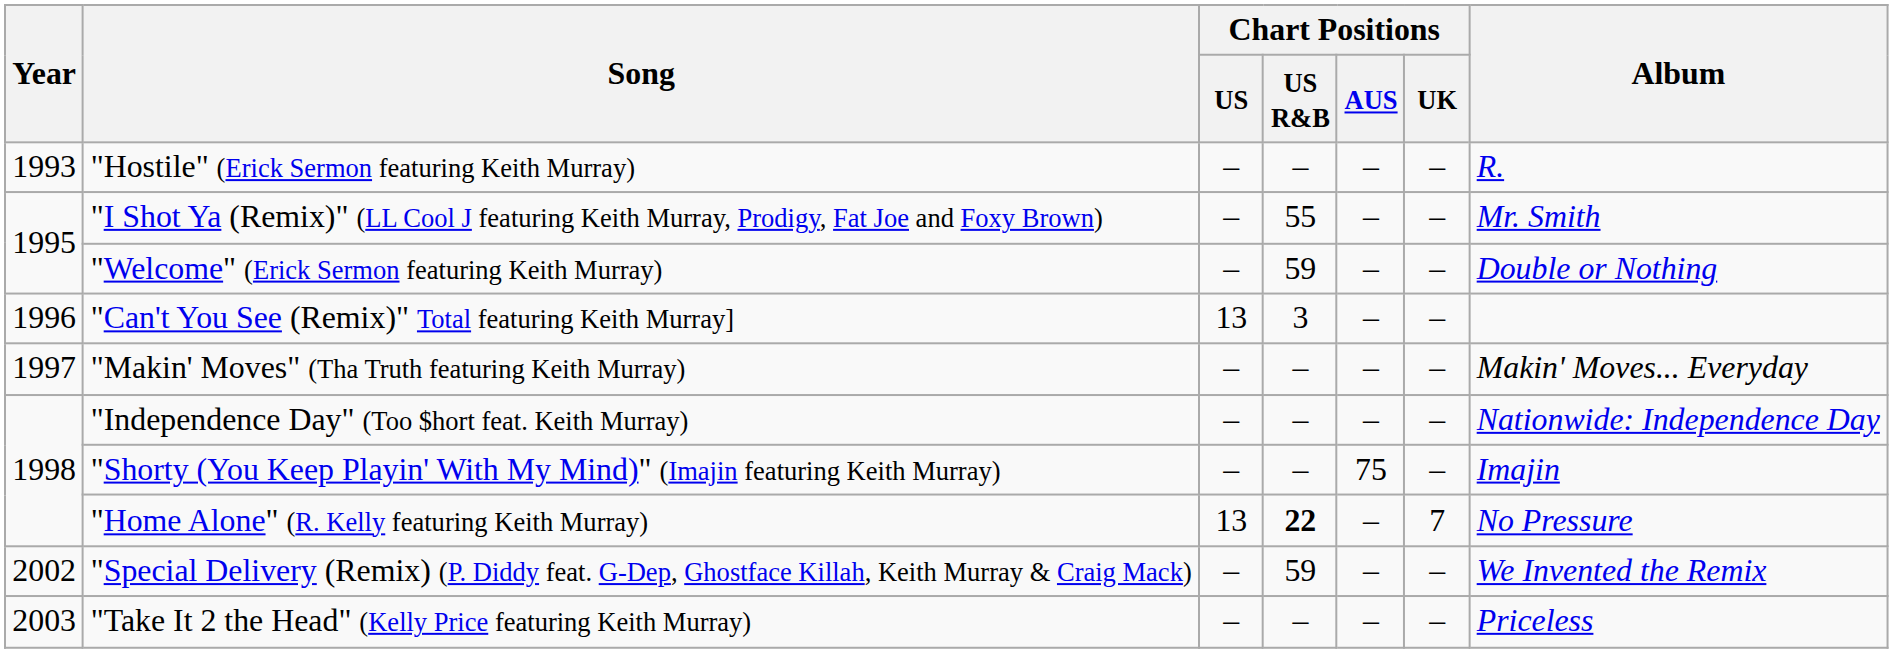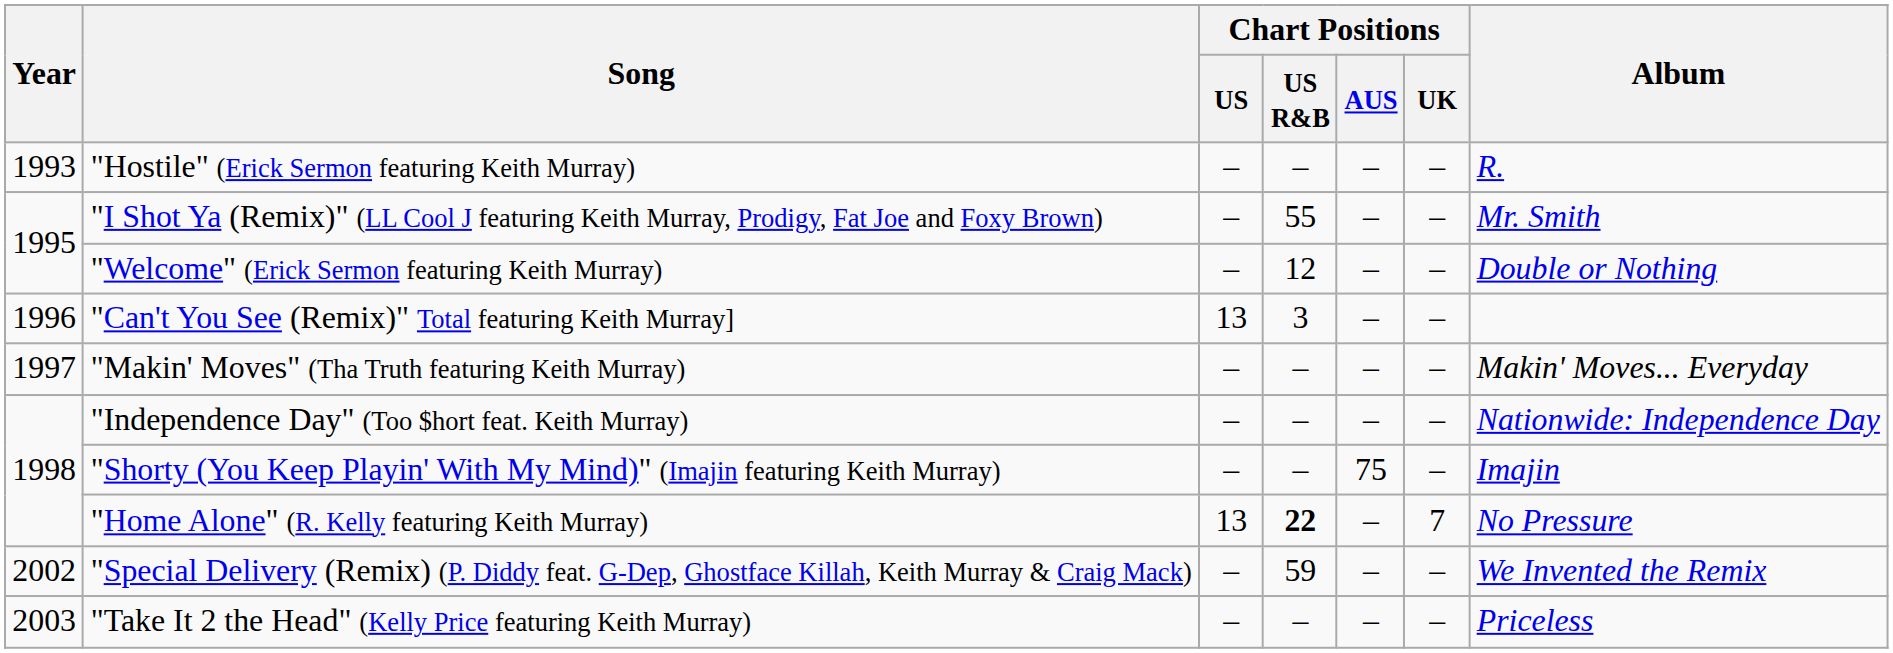(1300, 267) 59 -> (1300, 267) 12
